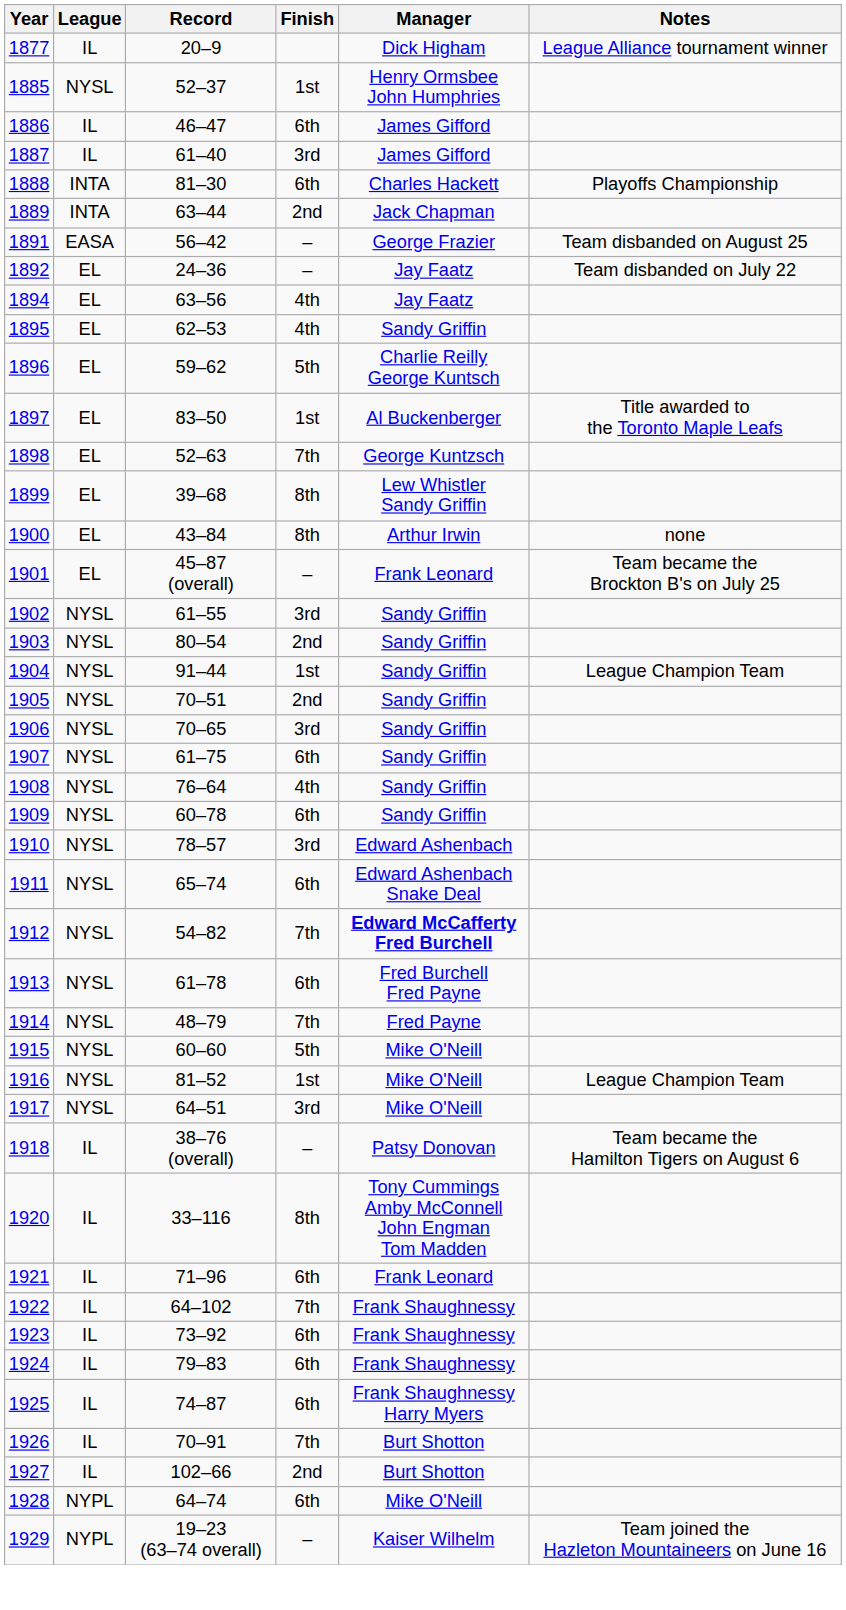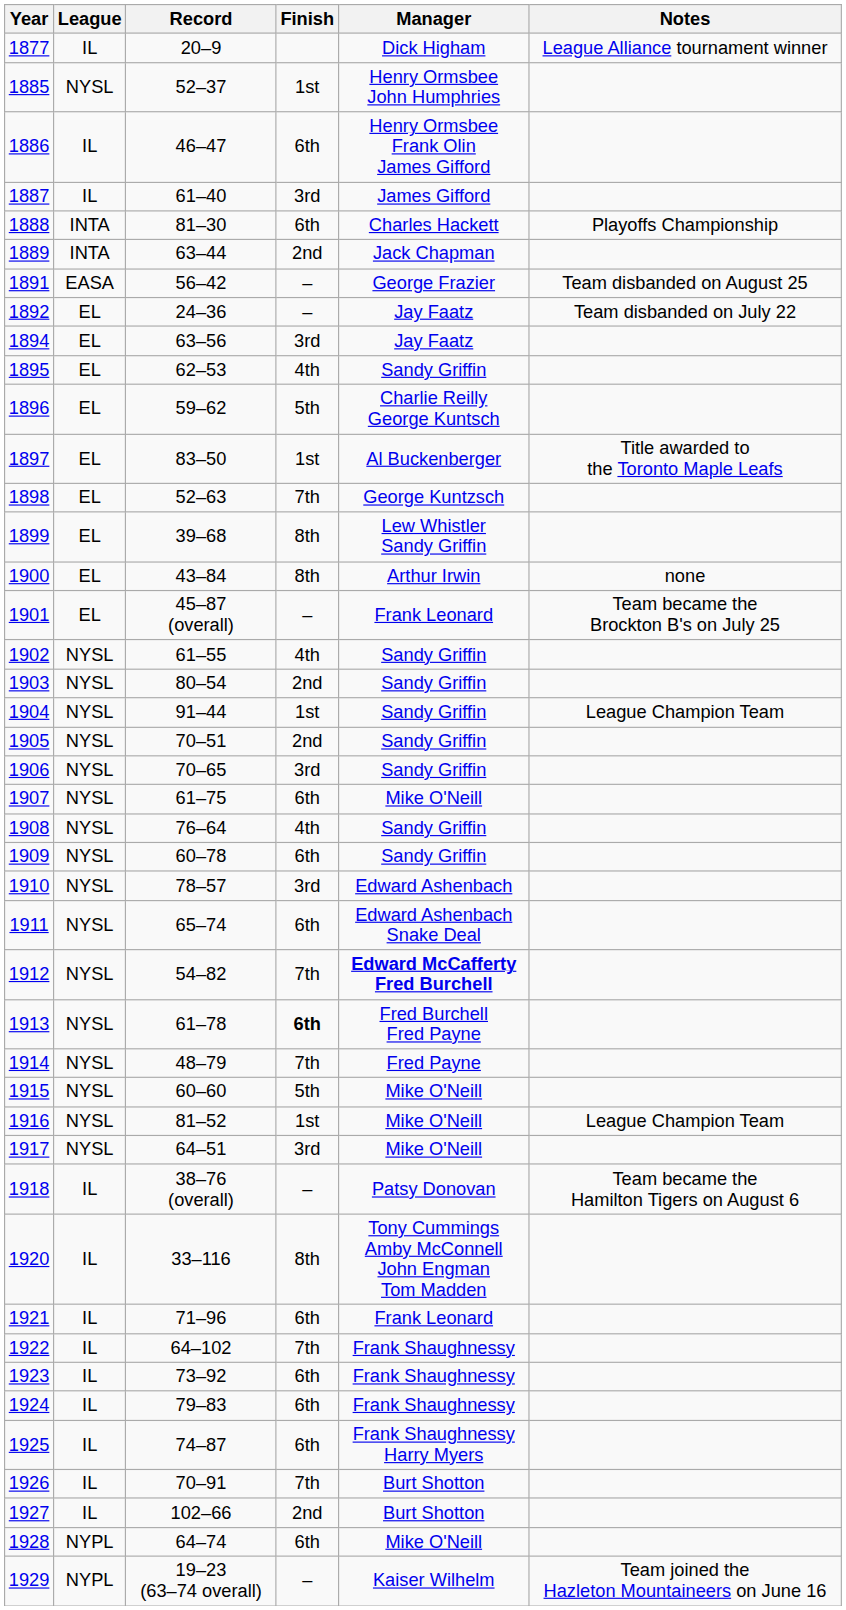(434, 126) James Gifford -> (434, 146) Henry Ormsbee Frank Olin James Gifford
(307, 299) 4th -> (307, 340) 3rd
(307, 613) 3rd -> (307, 654) 4th
(434, 757) Sandy Griffin -> (434, 799) Mike O'Neill
(307, 982) normal -> (307, 1023) bold
